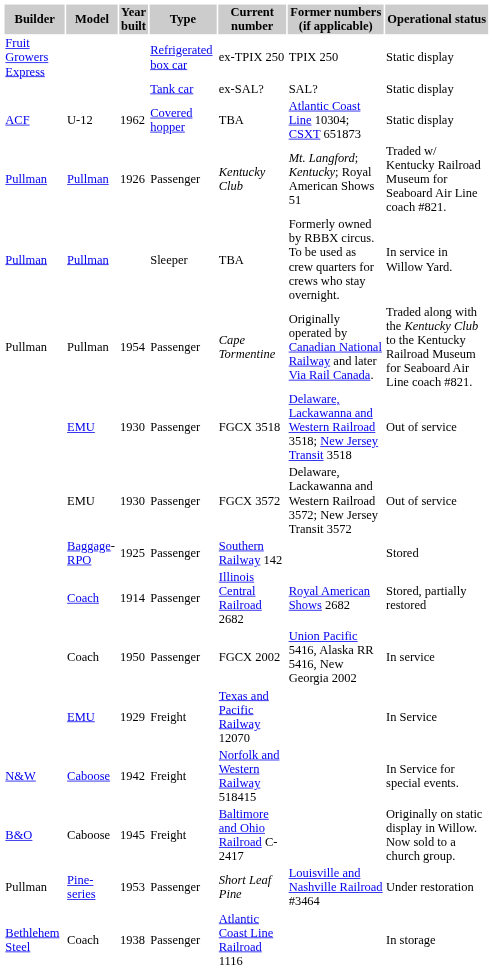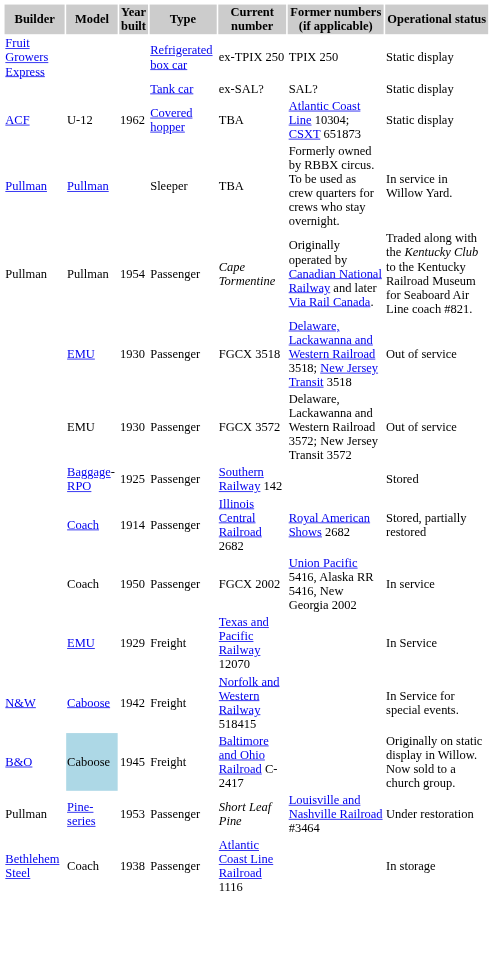- row: (26, 179)
(89, 835) no background -> (89, 762) lightblue background
